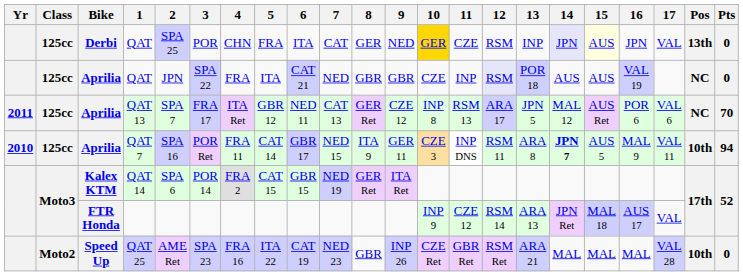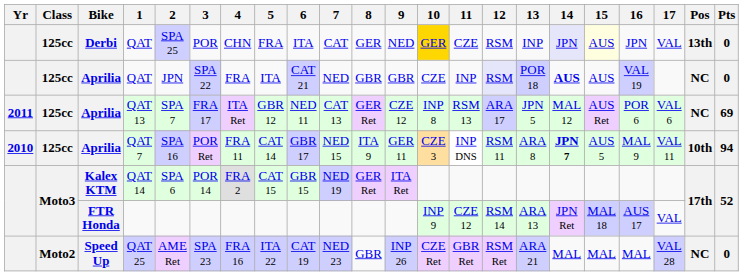(567, 77) normal -> (567, 77) bold
(727, 112) 70 -> (727, 112) 69
(700, 253) 10th -> (700, 253) NC
